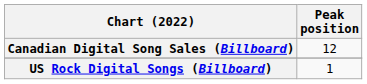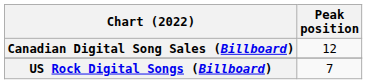(330, 68) 1 -> (330, 68) 7
